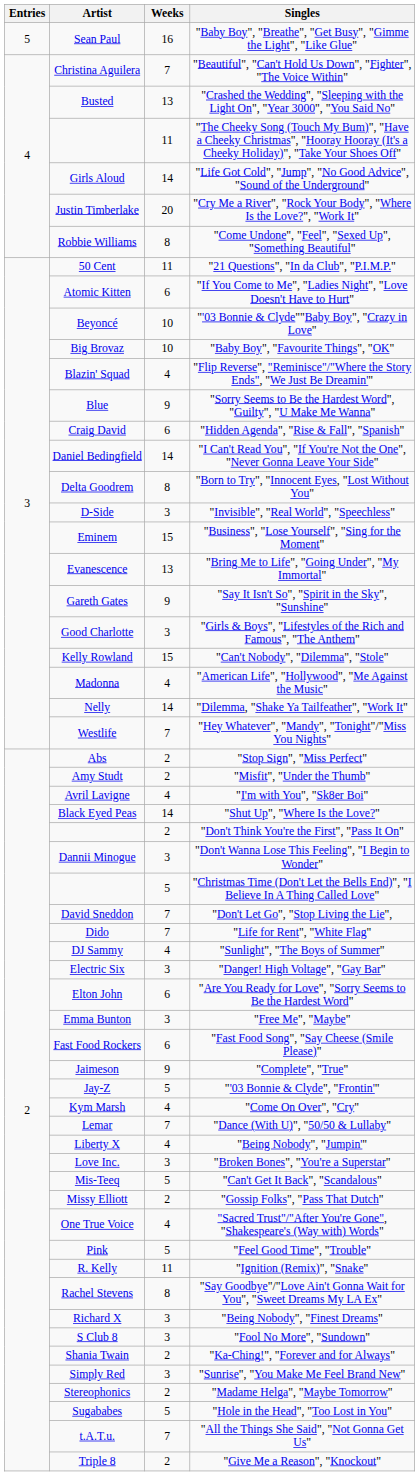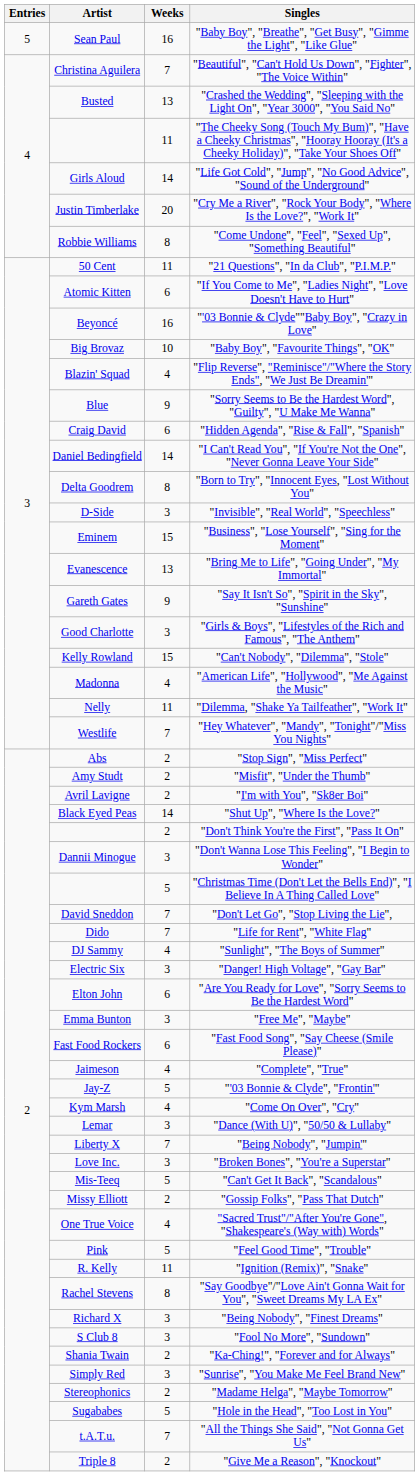(167, 323) 10 -> (167, 323) 16
(167, 707) 14 -> (167, 707) 11
(167, 795) 4 -> (167, 795) 2
(167, 1070) 9 -> (167, 1070) 4
(167, 1125) 7 -> (167, 1125) 3
(167, 1144) 4 -> (167, 1144) 7
